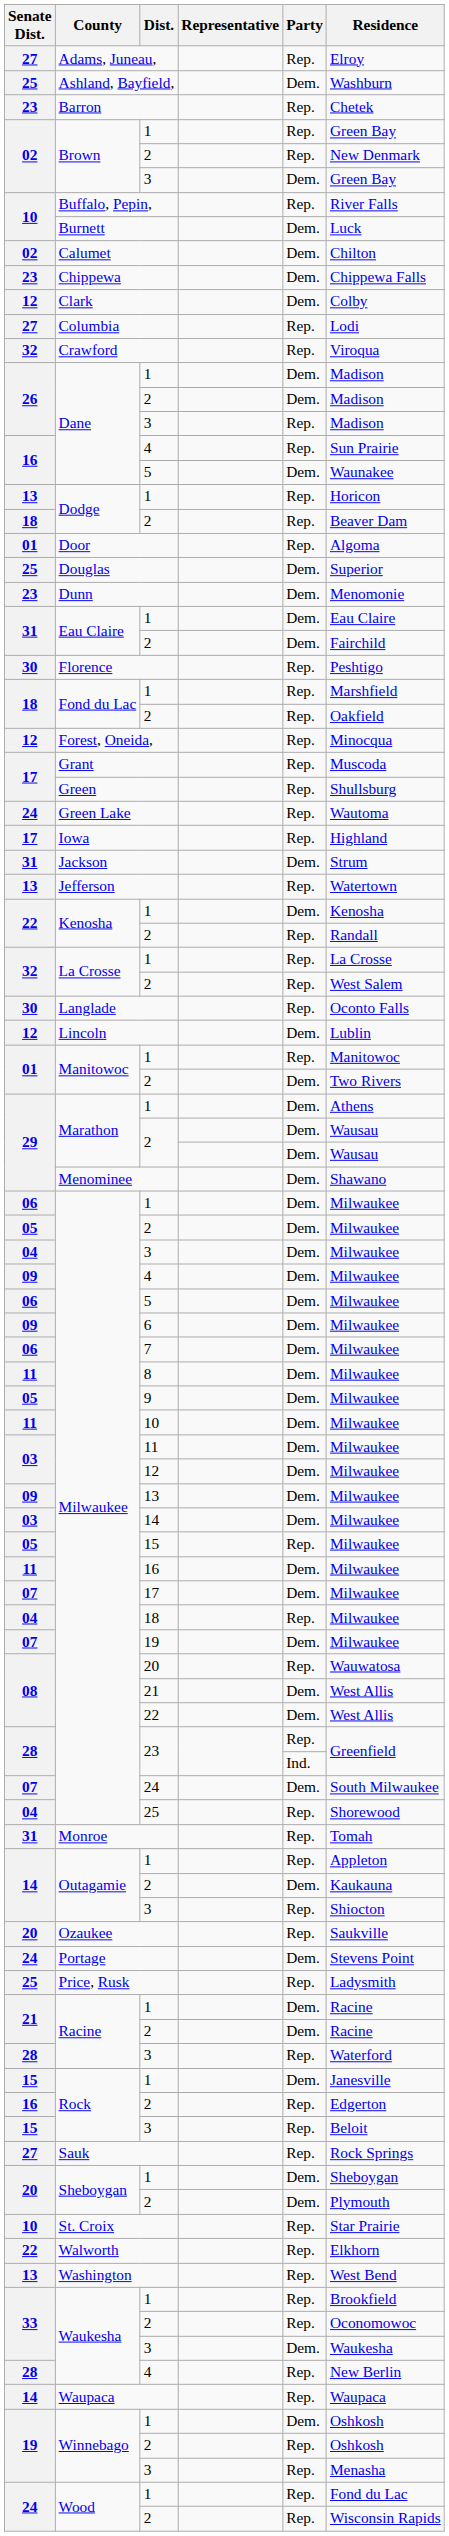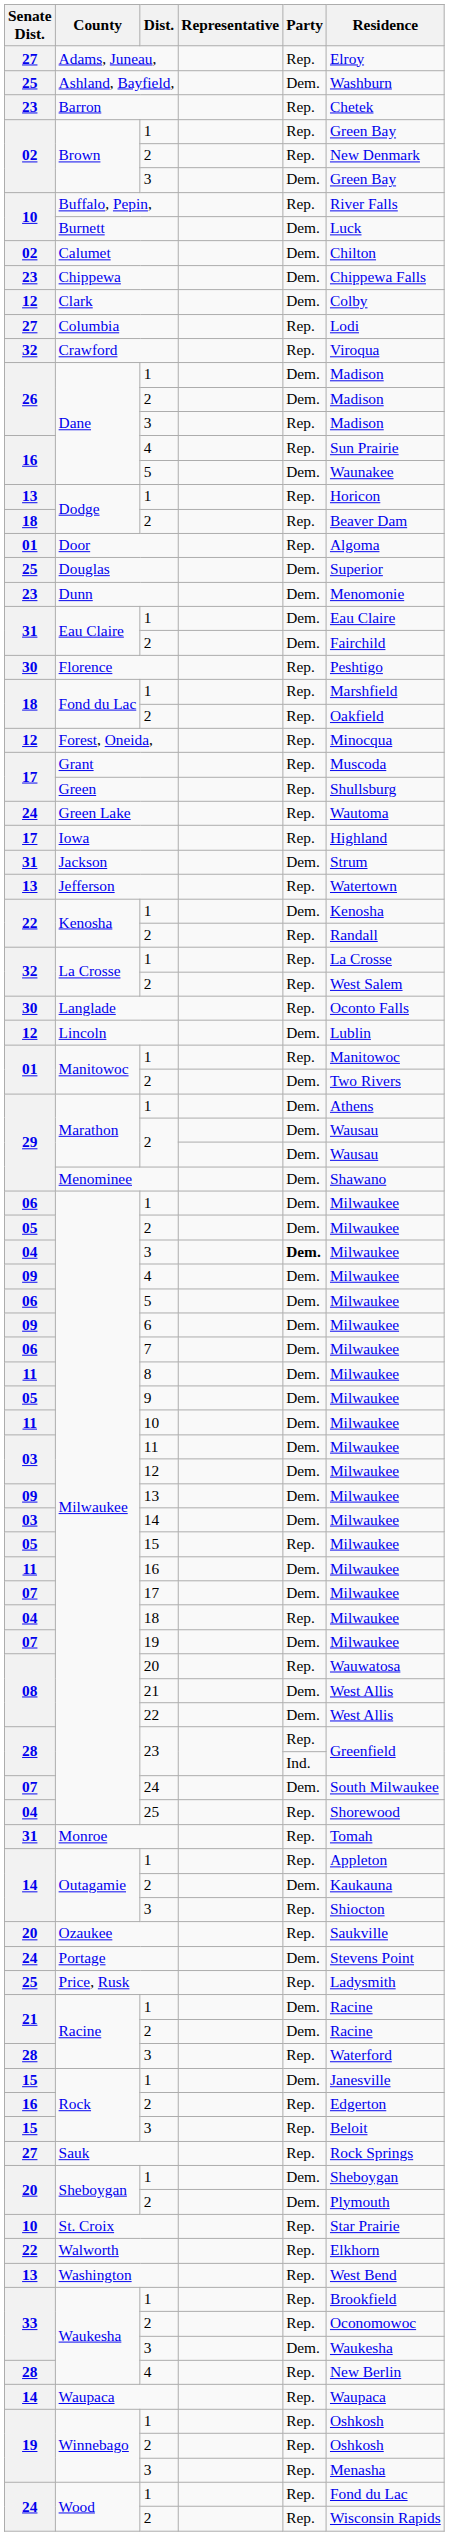(303, 1251) normal -> (303, 1251) bold
(303, 2421) Dem. -> (301, 2421) Rep.
